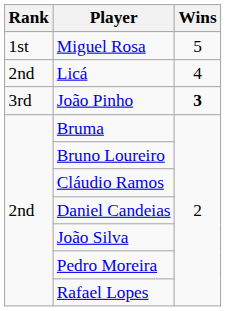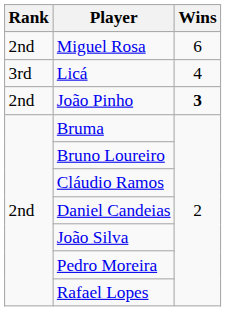(19, 45) 1st -> (21, 45) 2nd
(198, 45) 5 -> (198, 45) 6
(21, 73) 2nd -> (20, 73) 3rd
(20, 100) 3rd -> (21, 100) 2nd
